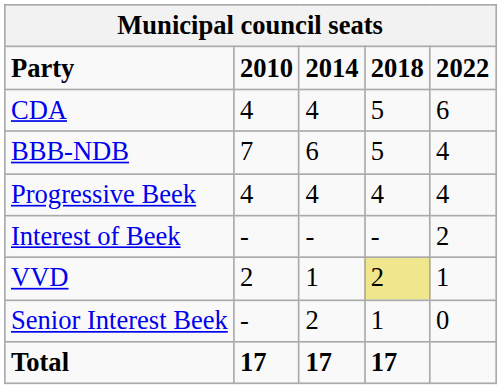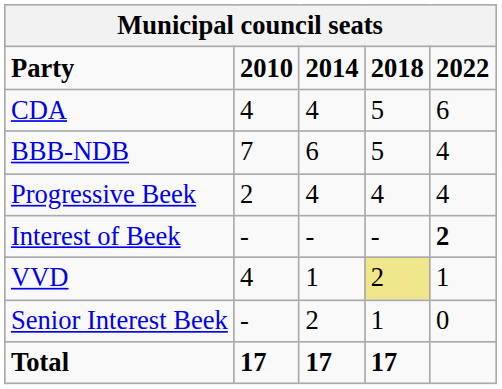(247, 194) 4 -> (247, 194) 2
(443, 236) normal -> (443, 236) bold
(247, 278) 2 -> (247, 278) 4
